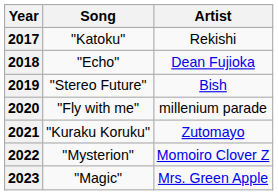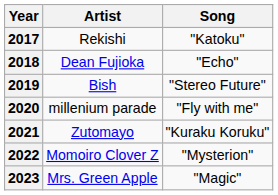columns swapped: (213, 16) <-> (98, 16)
